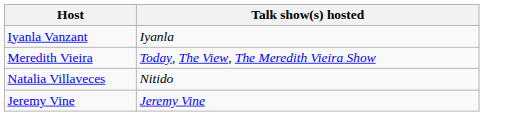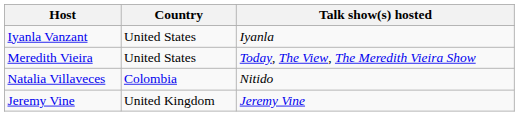+ column: (179, 15)
